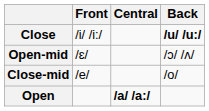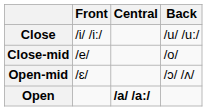(183, 34) bold -> (182, 34) normal
rows swapped: (38, 75) <-> (38, 55)
